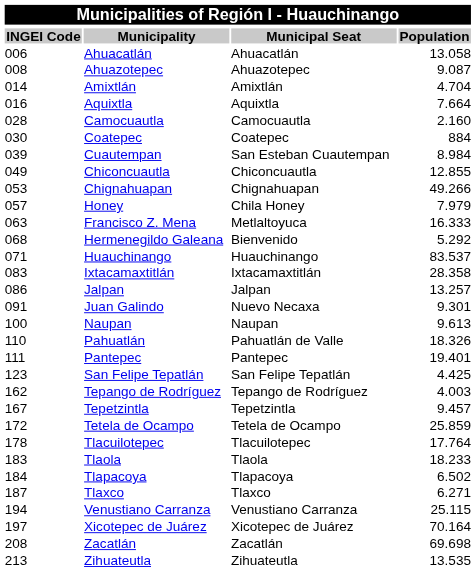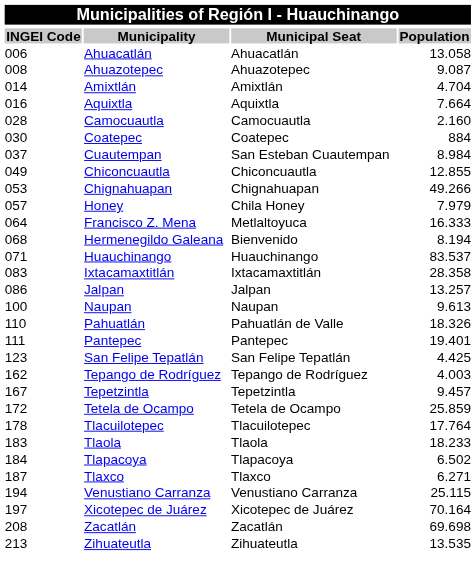(16, 154) 039 -> (16, 154) 037
(16, 222) 063 -> (16, 222) 064
(454, 239) 5.292 -> (454, 239) 8.194
- row: (124, 307)
